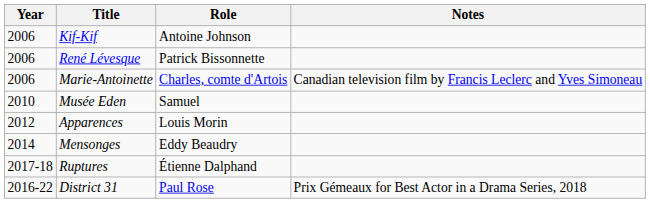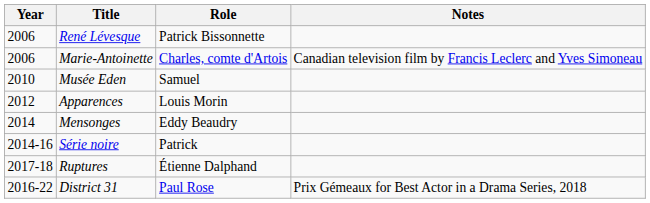- row: (78, 36)
+ row: (89, 144)
